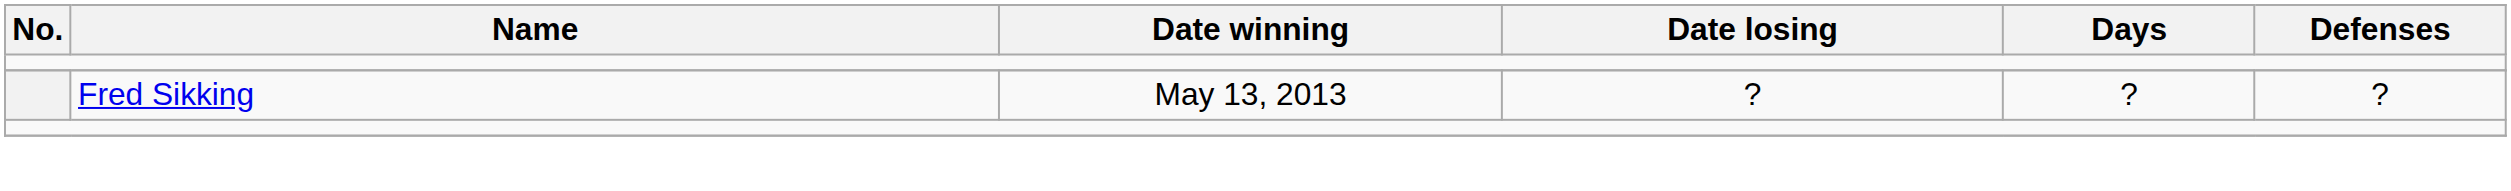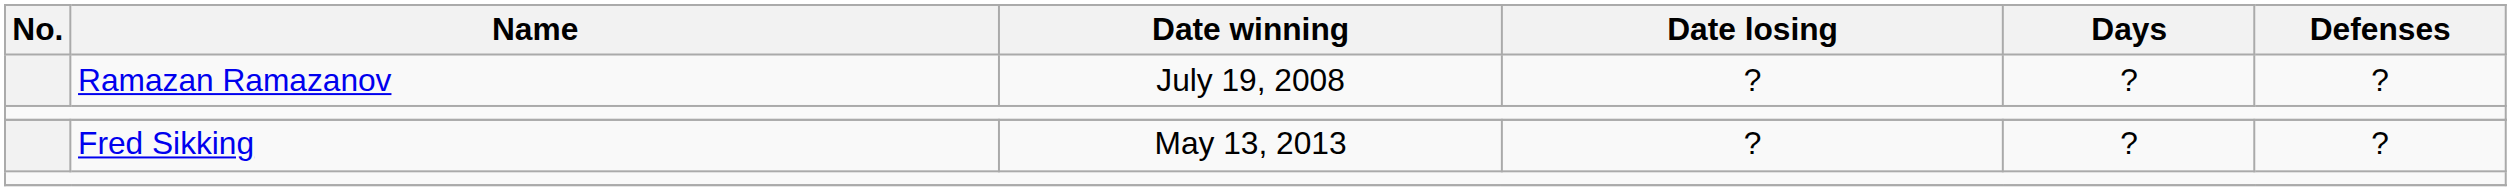+ row: (235, 79)
